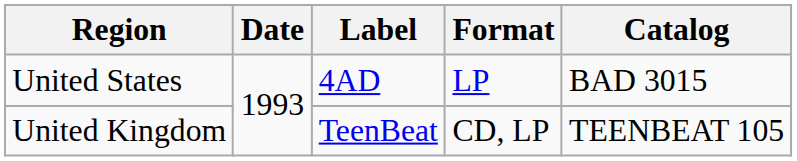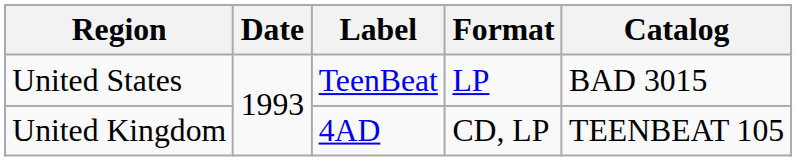(349, 79) 4AD -> (378, 79) TeenBeat
(378, 130) TeenBeat -> (349, 130) 4AD
